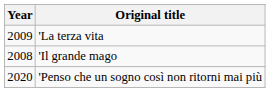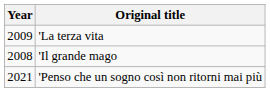(20, 77) 2020 -> (20, 77) 2021
